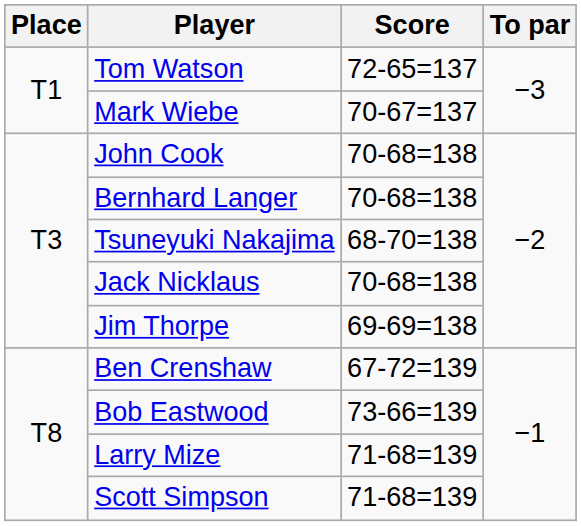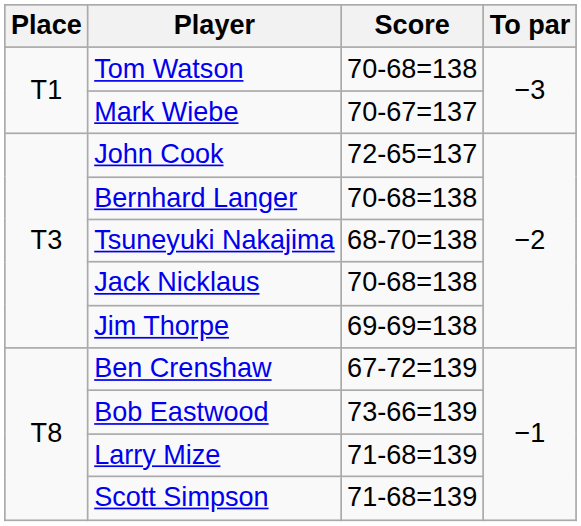(412, 68) 72-65=137 -> (412, 68) 70-68=138
(412, 154) 70-68=138 -> (412, 154) 72-65=137
